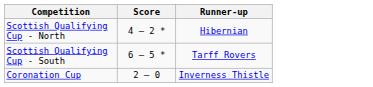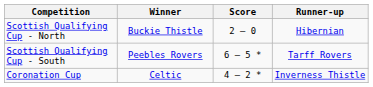+ column: (165, 12)
(147, 31) 4 – 2 * -> (243, 31) 2 – 0
(147, 75) 2 – 0 -> (243, 75) 4 – 2 *
